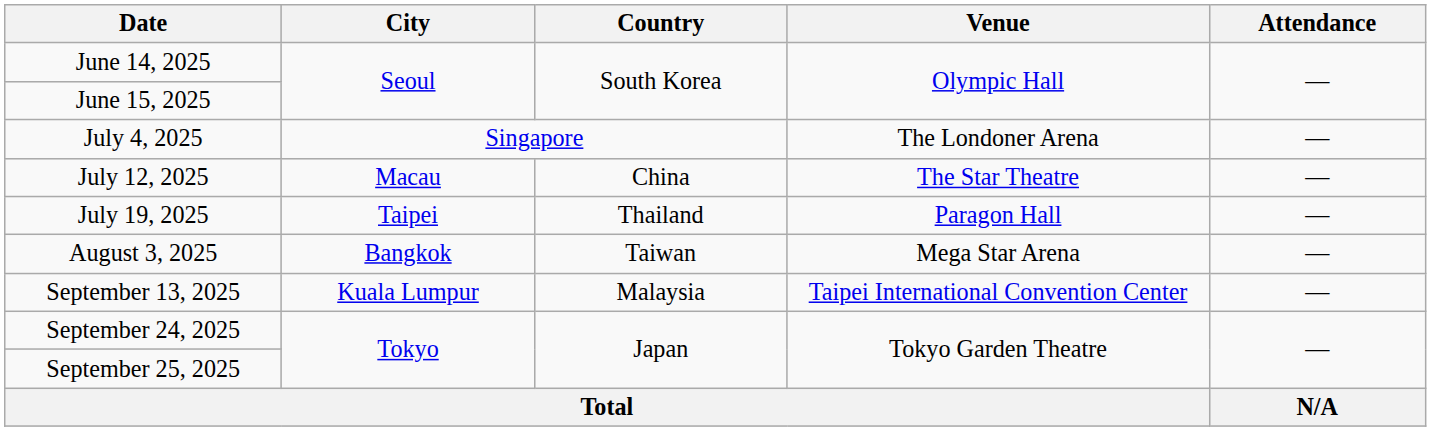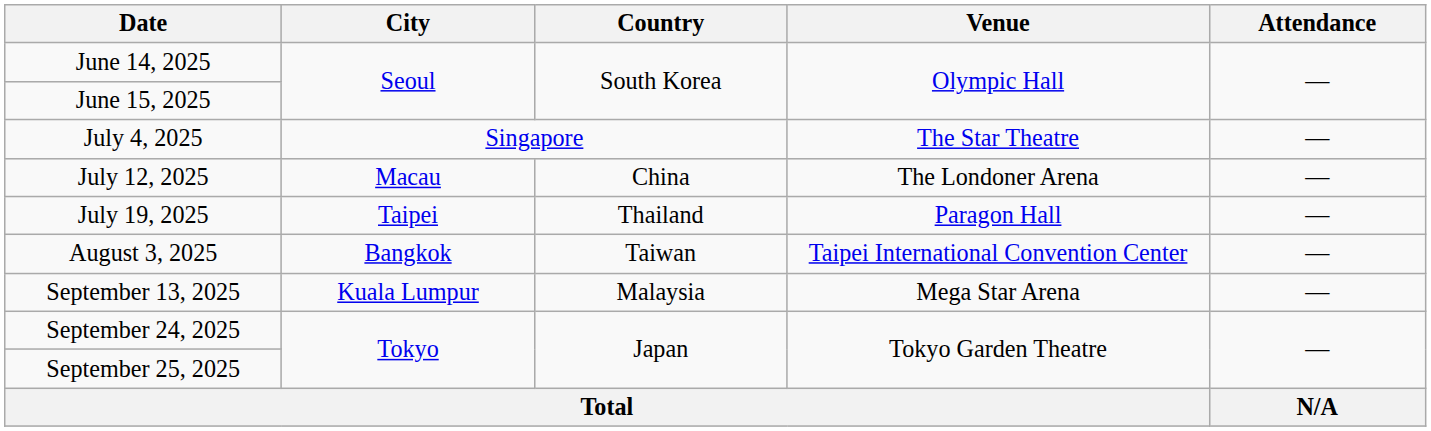(998, 138) The Londoner Arena -> (998, 138) The Star Theatre
(998, 176) The Star Theatre -> (998, 176) The Londoner Arena
(998, 253) Mega Star Arena -> (998, 253) Taipei International Convention Center
(998, 291) Taipei International Convention Center -> (998, 291) Mega Star Arena
